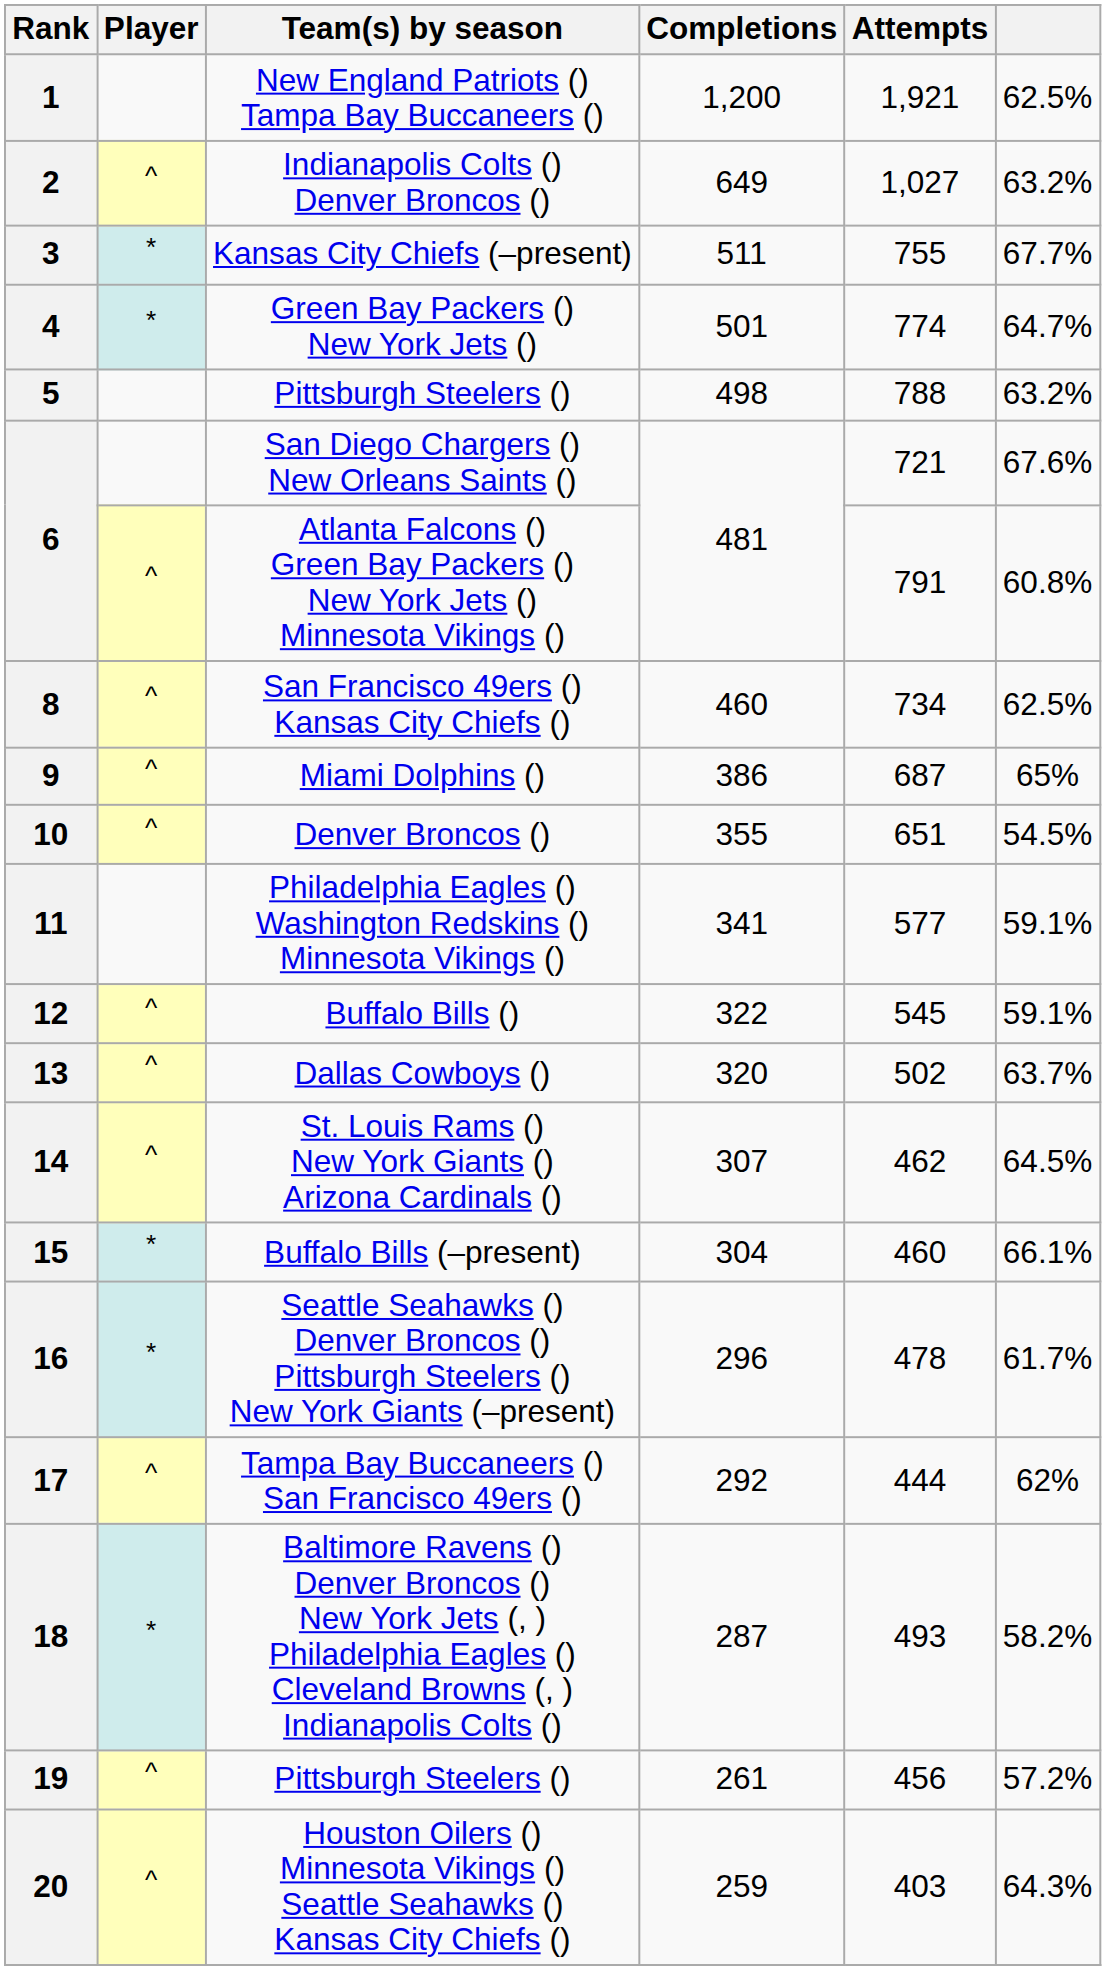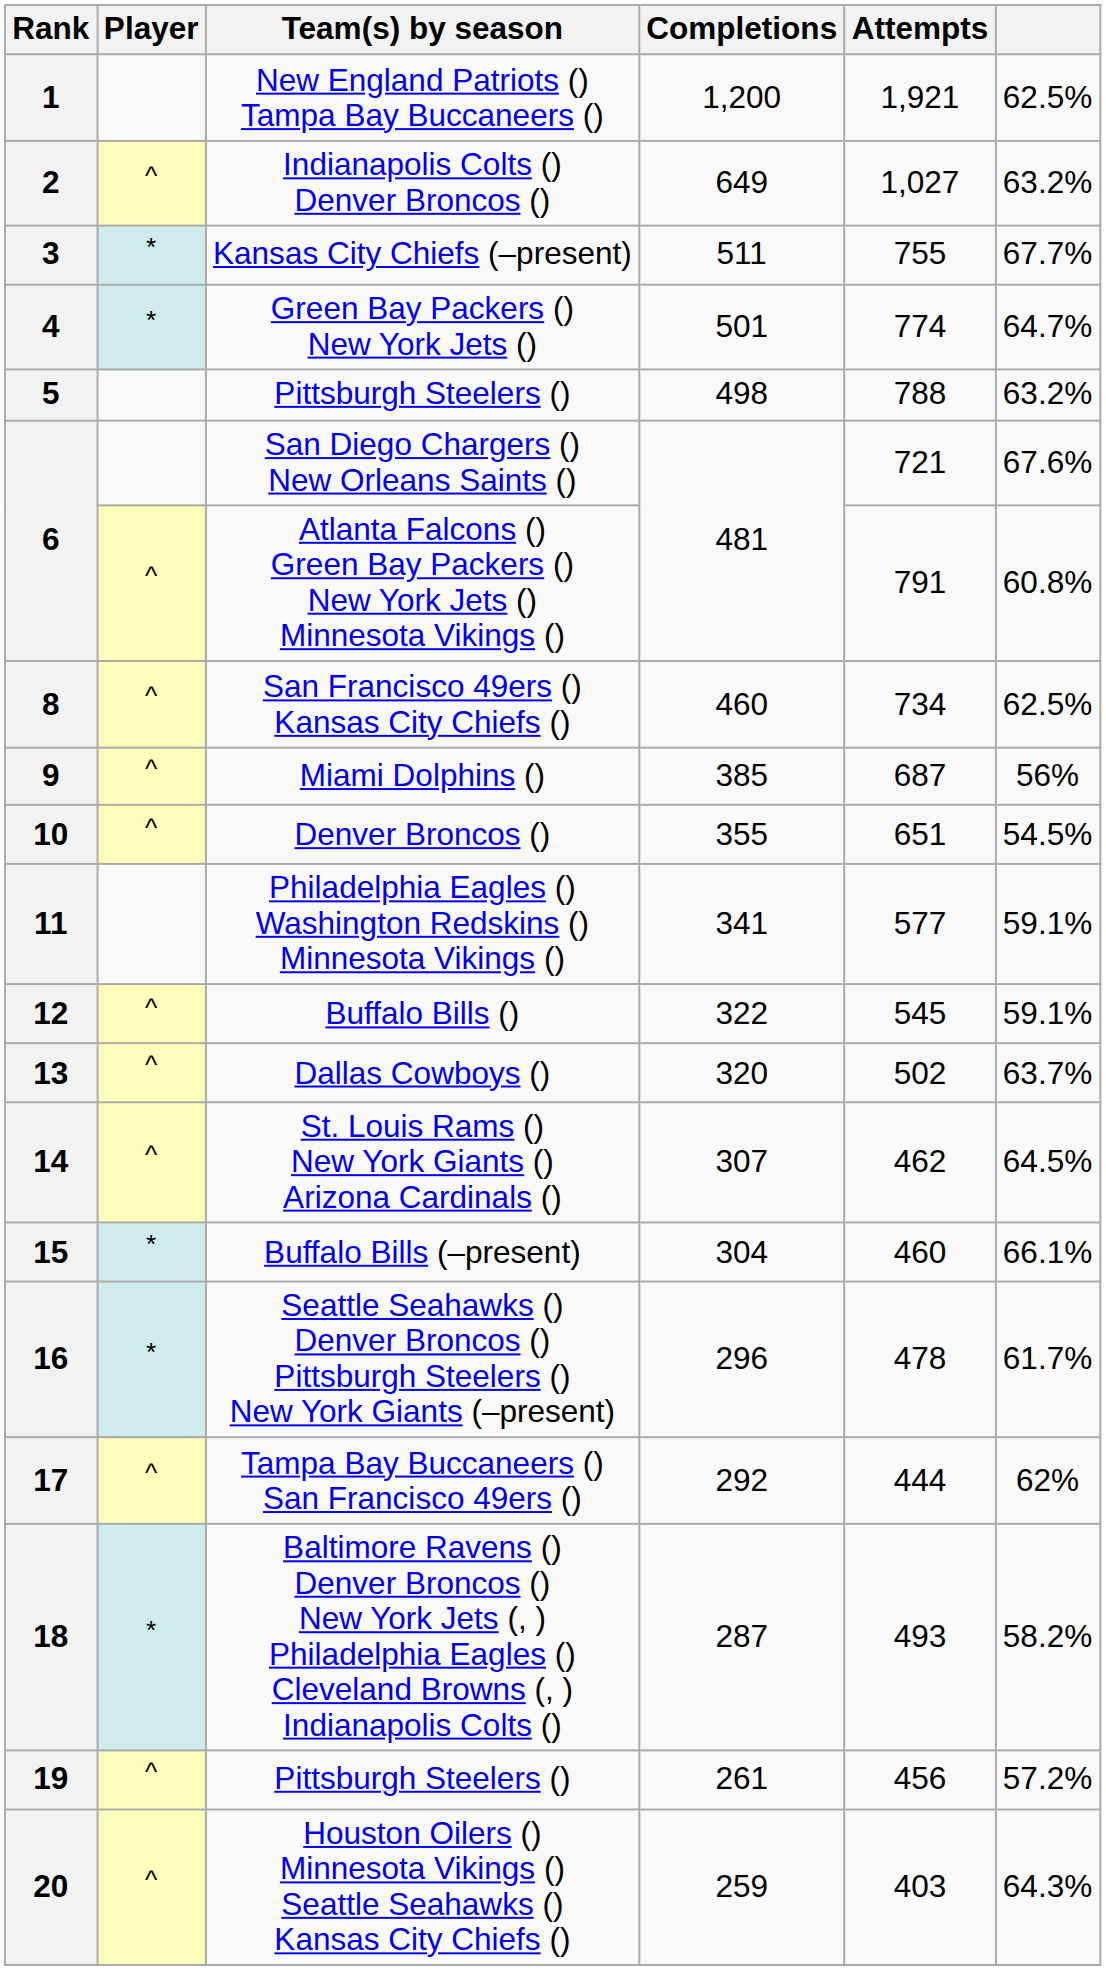(742, 775) 386 -> (742, 775) 385
(1048, 775) 65% -> (1048, 775) 56%
